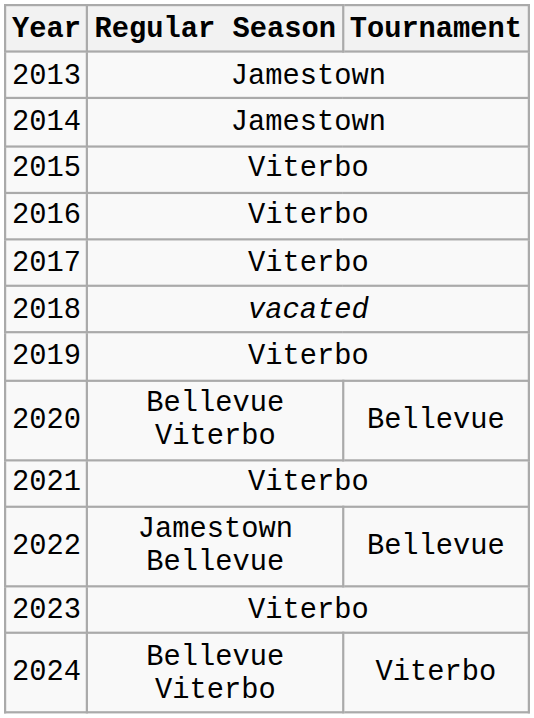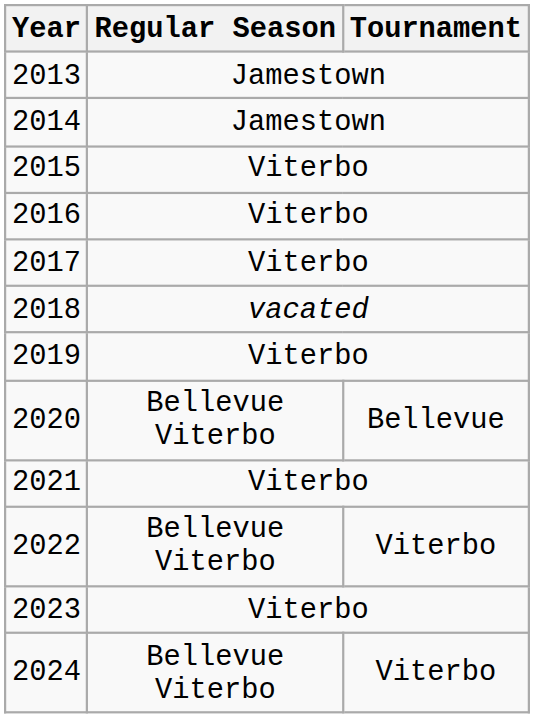(215, 546) Jamestown Bellevue -> (215, 546) Bellevue Viterbo
(436, 546) Bellevue -> (436, 546) Viterbo
